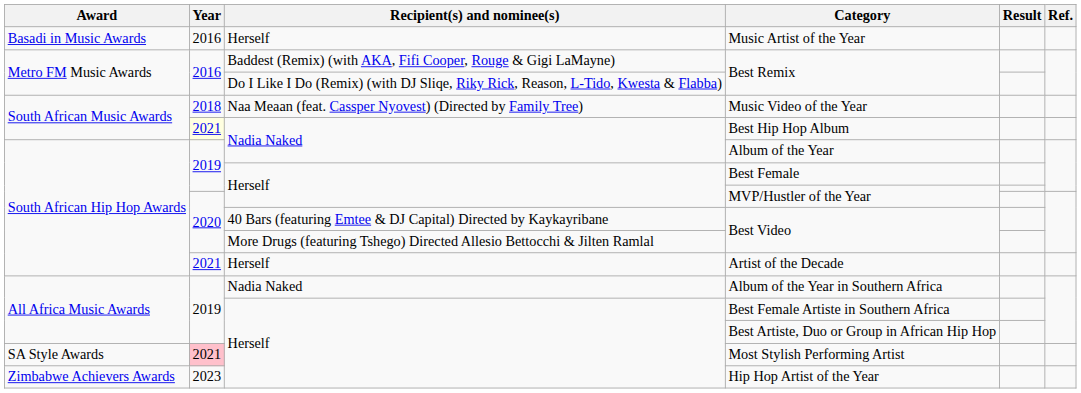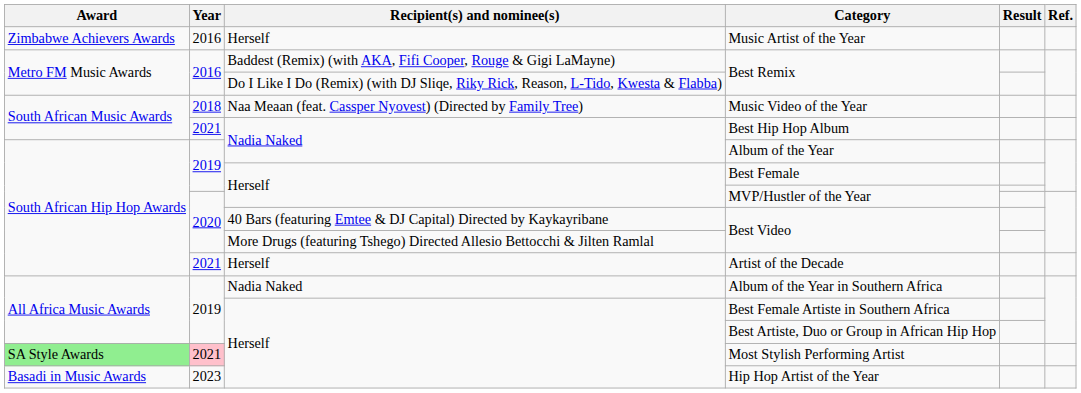(77, 38) Basadi in Music Awards -> (91, 38) Zimbabwe Achievers Awards
(207, 128) lightyellow background -> (207, 128) no background
(56, 354) no background -> (56, 354) lightgreen background
(91, 377) Zimbabwe Achievers Awards -> (77, 377) Basadi in Music Awards
